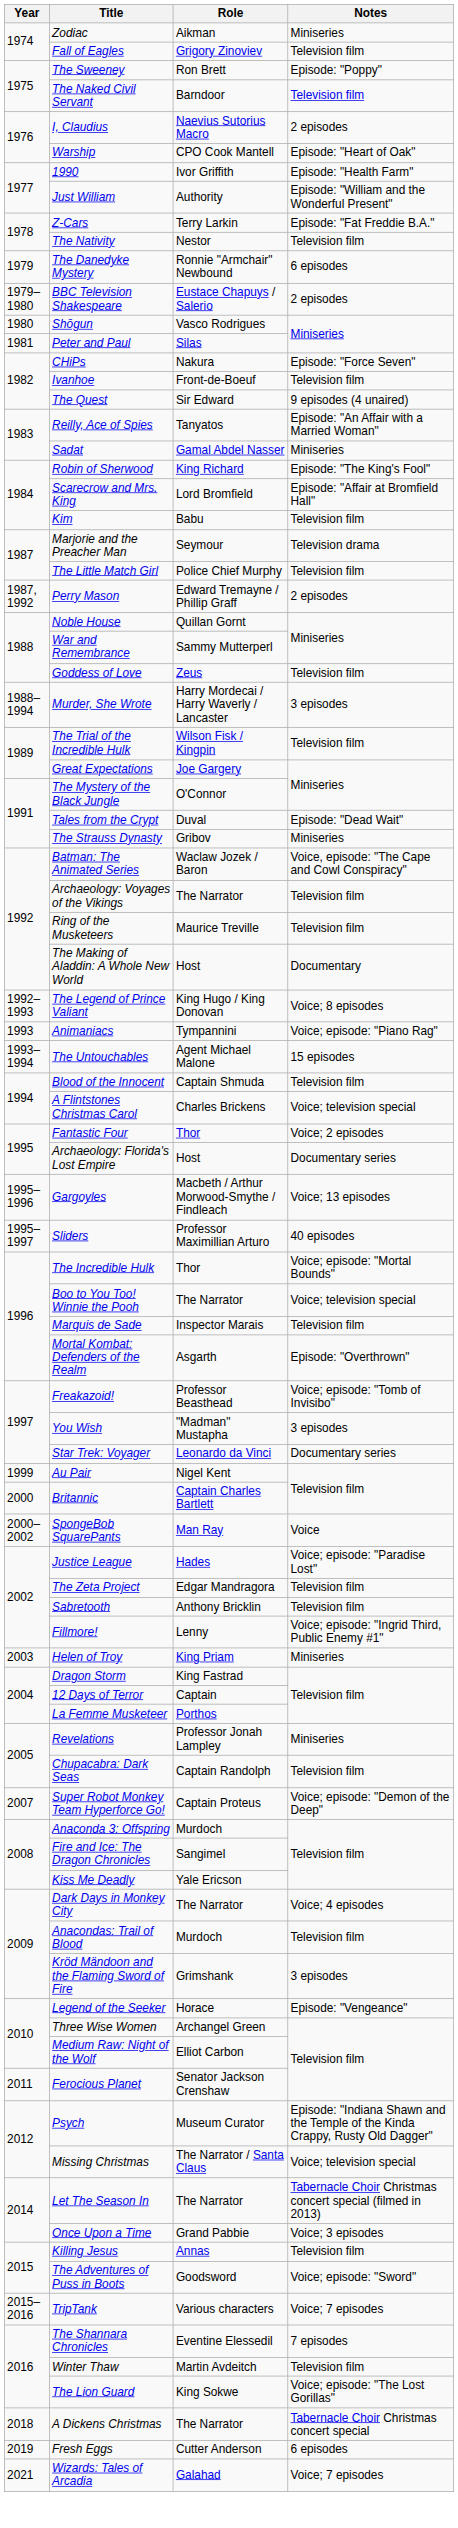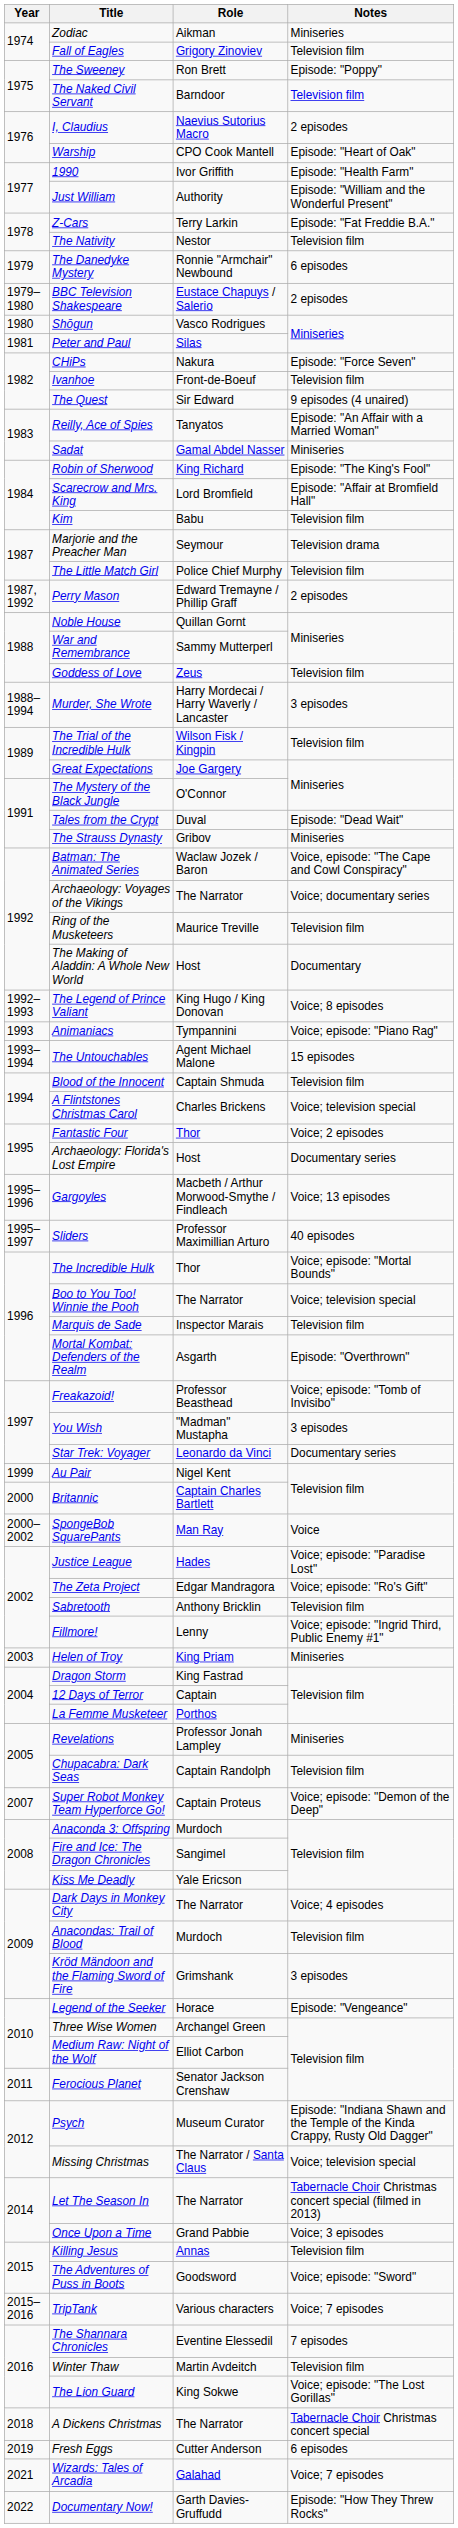(327, 896) Television film -> (360, 896) Voice; documentary series
(327, 1587) Television film -> (359, 1587) Voice; episode: "Ro's Gift"
+ row: (102, 2507)
